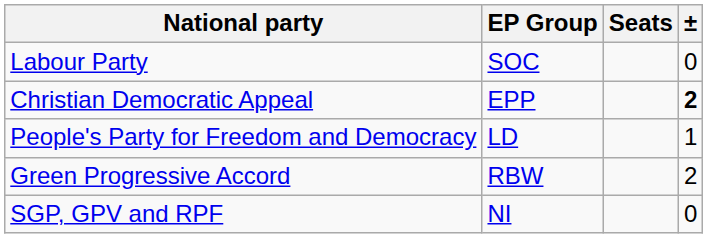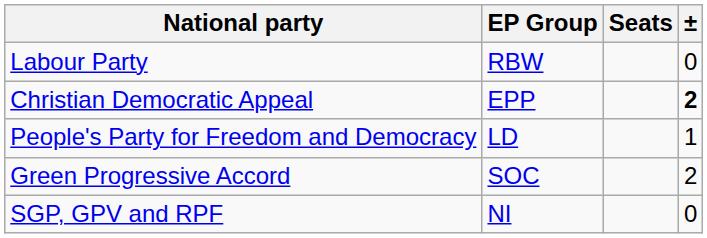(513, 61) SOC -> (515, 61) RBW
(515, 175) RBW -> (513, 175) SOC
